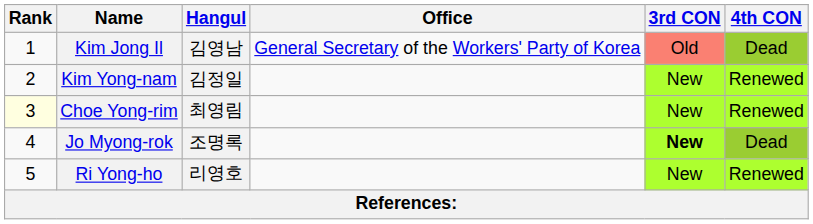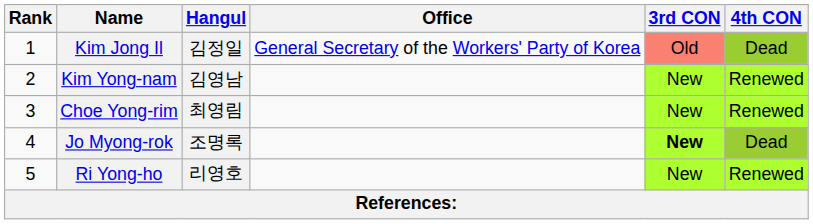(216, 47) 김영남 -> (216, 47) 김정일
(216, 79) 김정일 -> (216, 79) 김영남
(30, 111) lightyellow background -> (30, 111) no background
